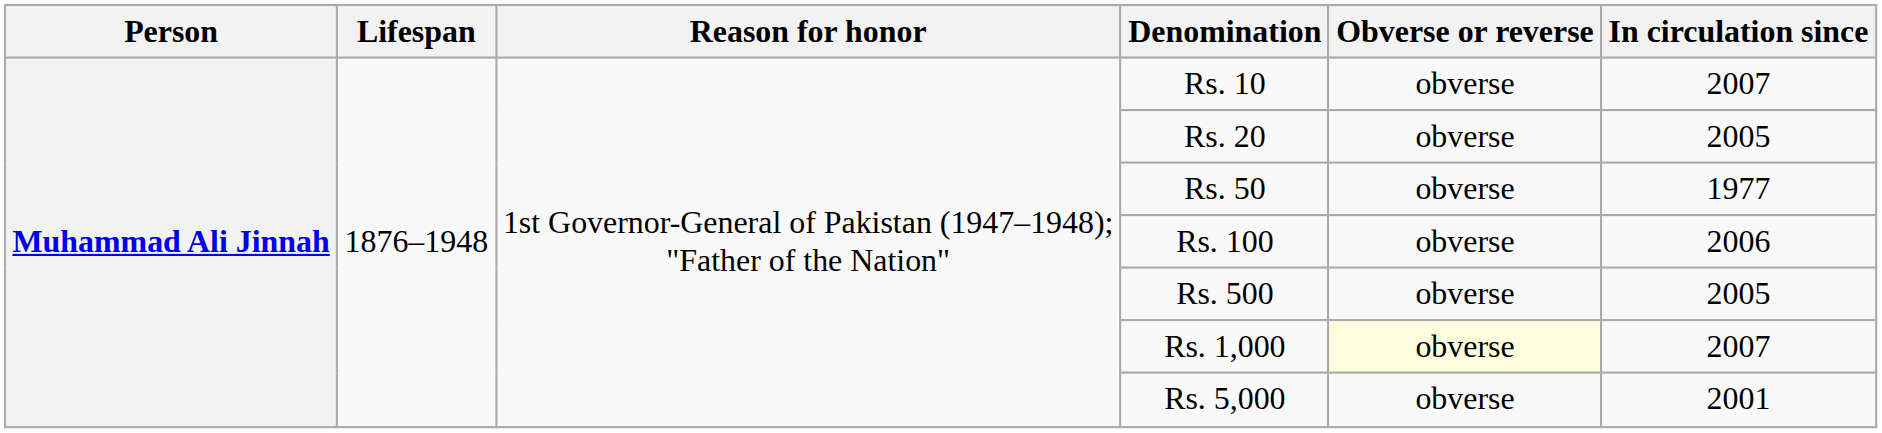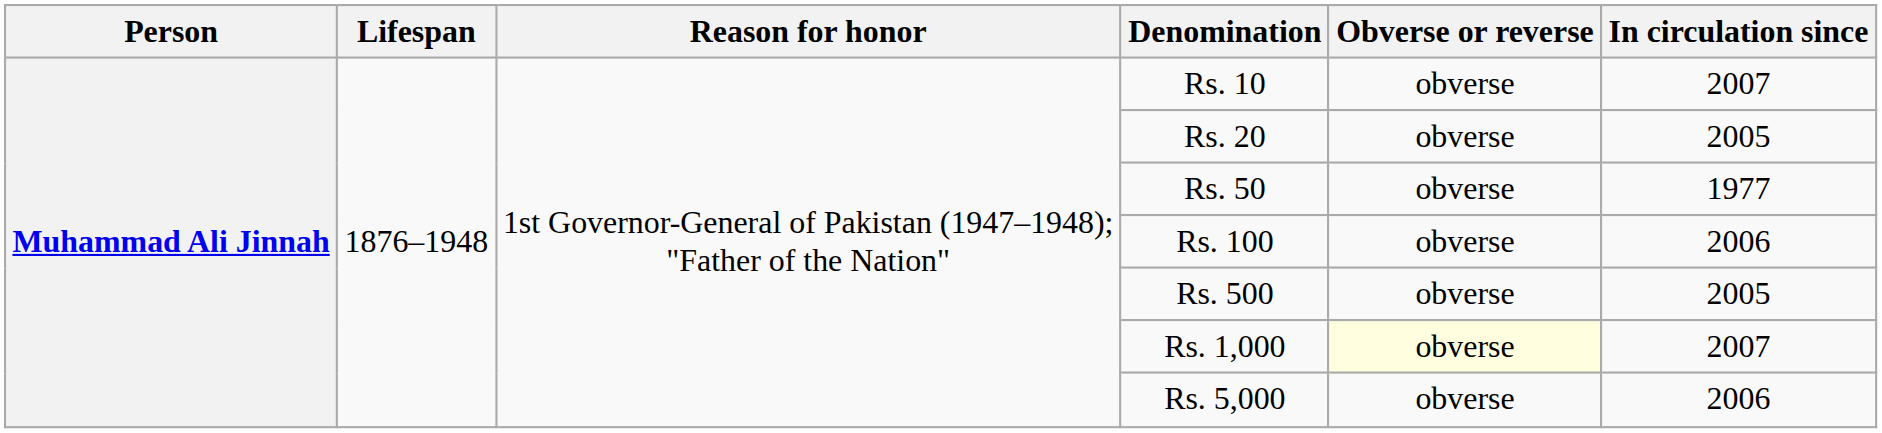(1738, 399) 2001 -> (1738, 399) 2006
